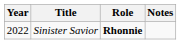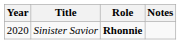(18, 30) 2022 -> (18, 30) 2020
